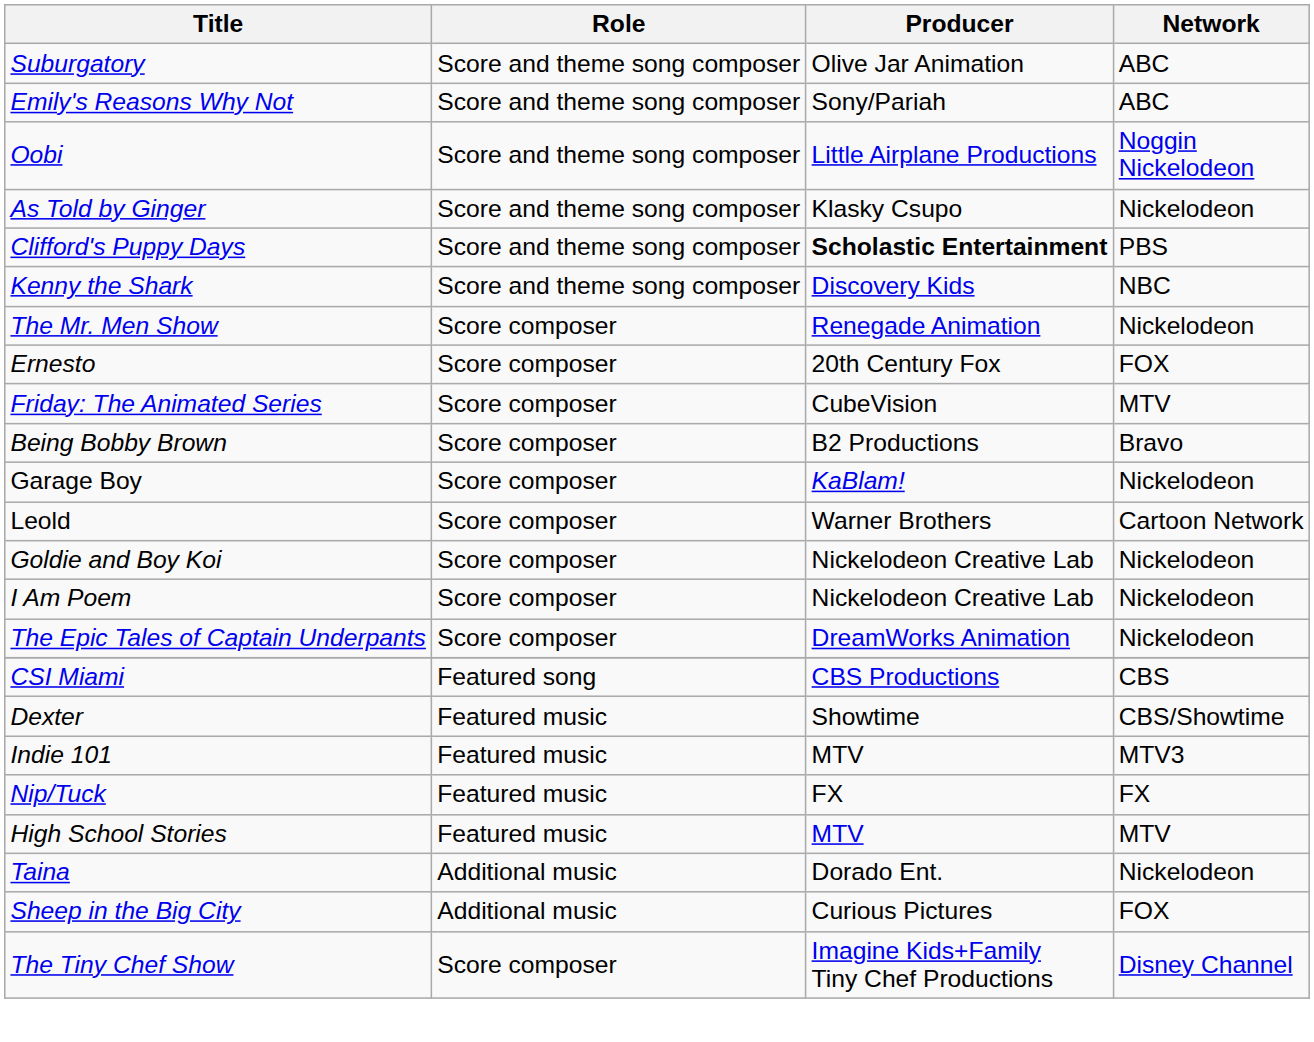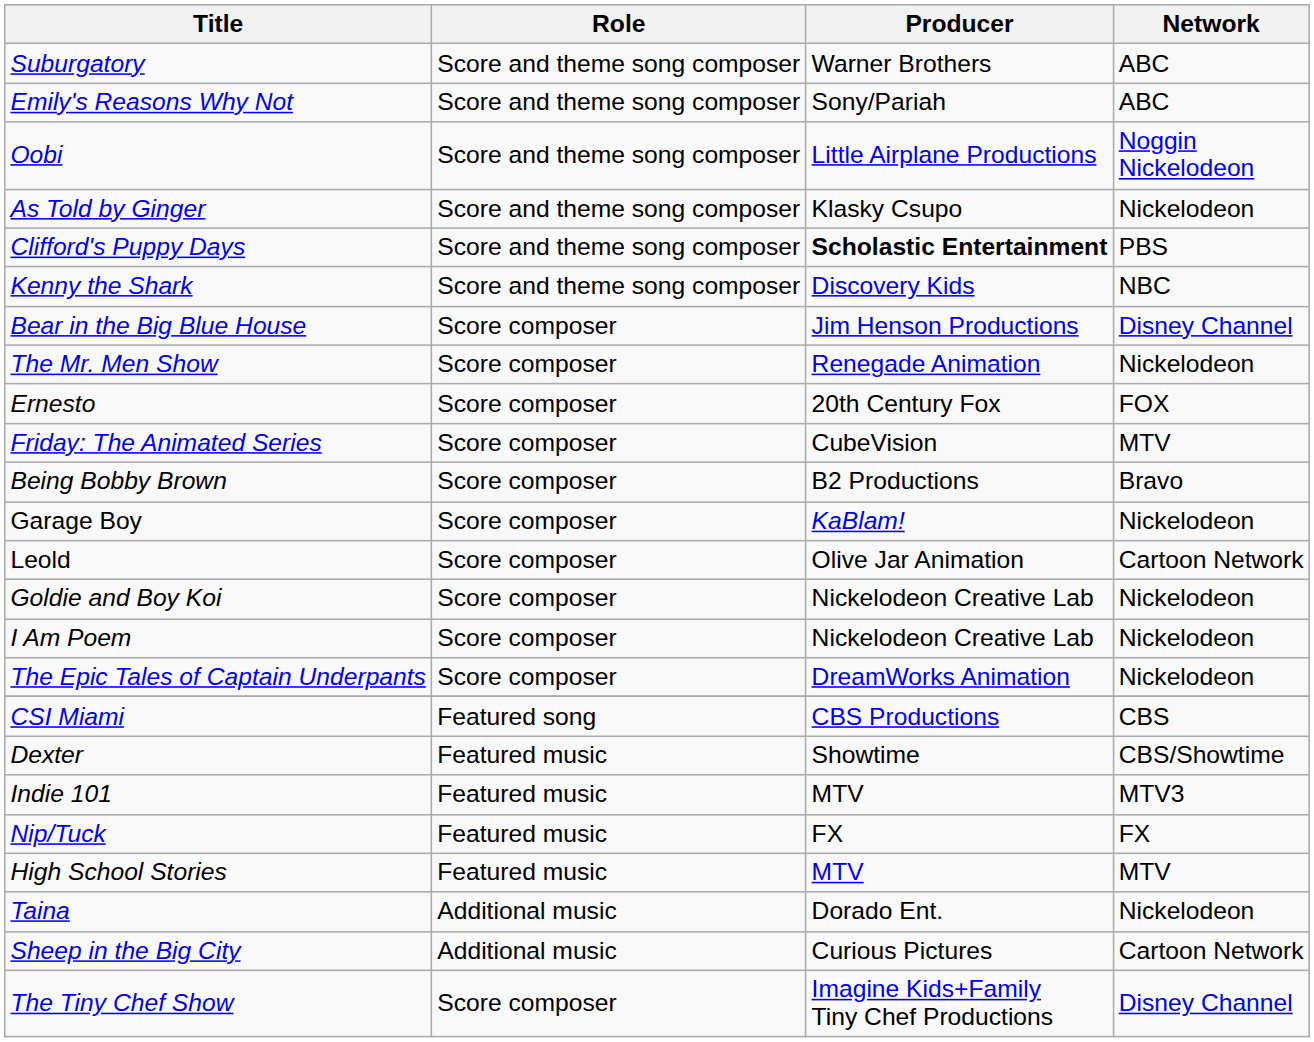(918, 63) Olive Jar Animation -> (902, 63) Warner Brothers
+ row: (158, 325)
(902, 520) Warner Brothers -> (918, 559) Olive Jar Animation
(1144, 911) FOX -> (1211, 950) Cartoon Network
